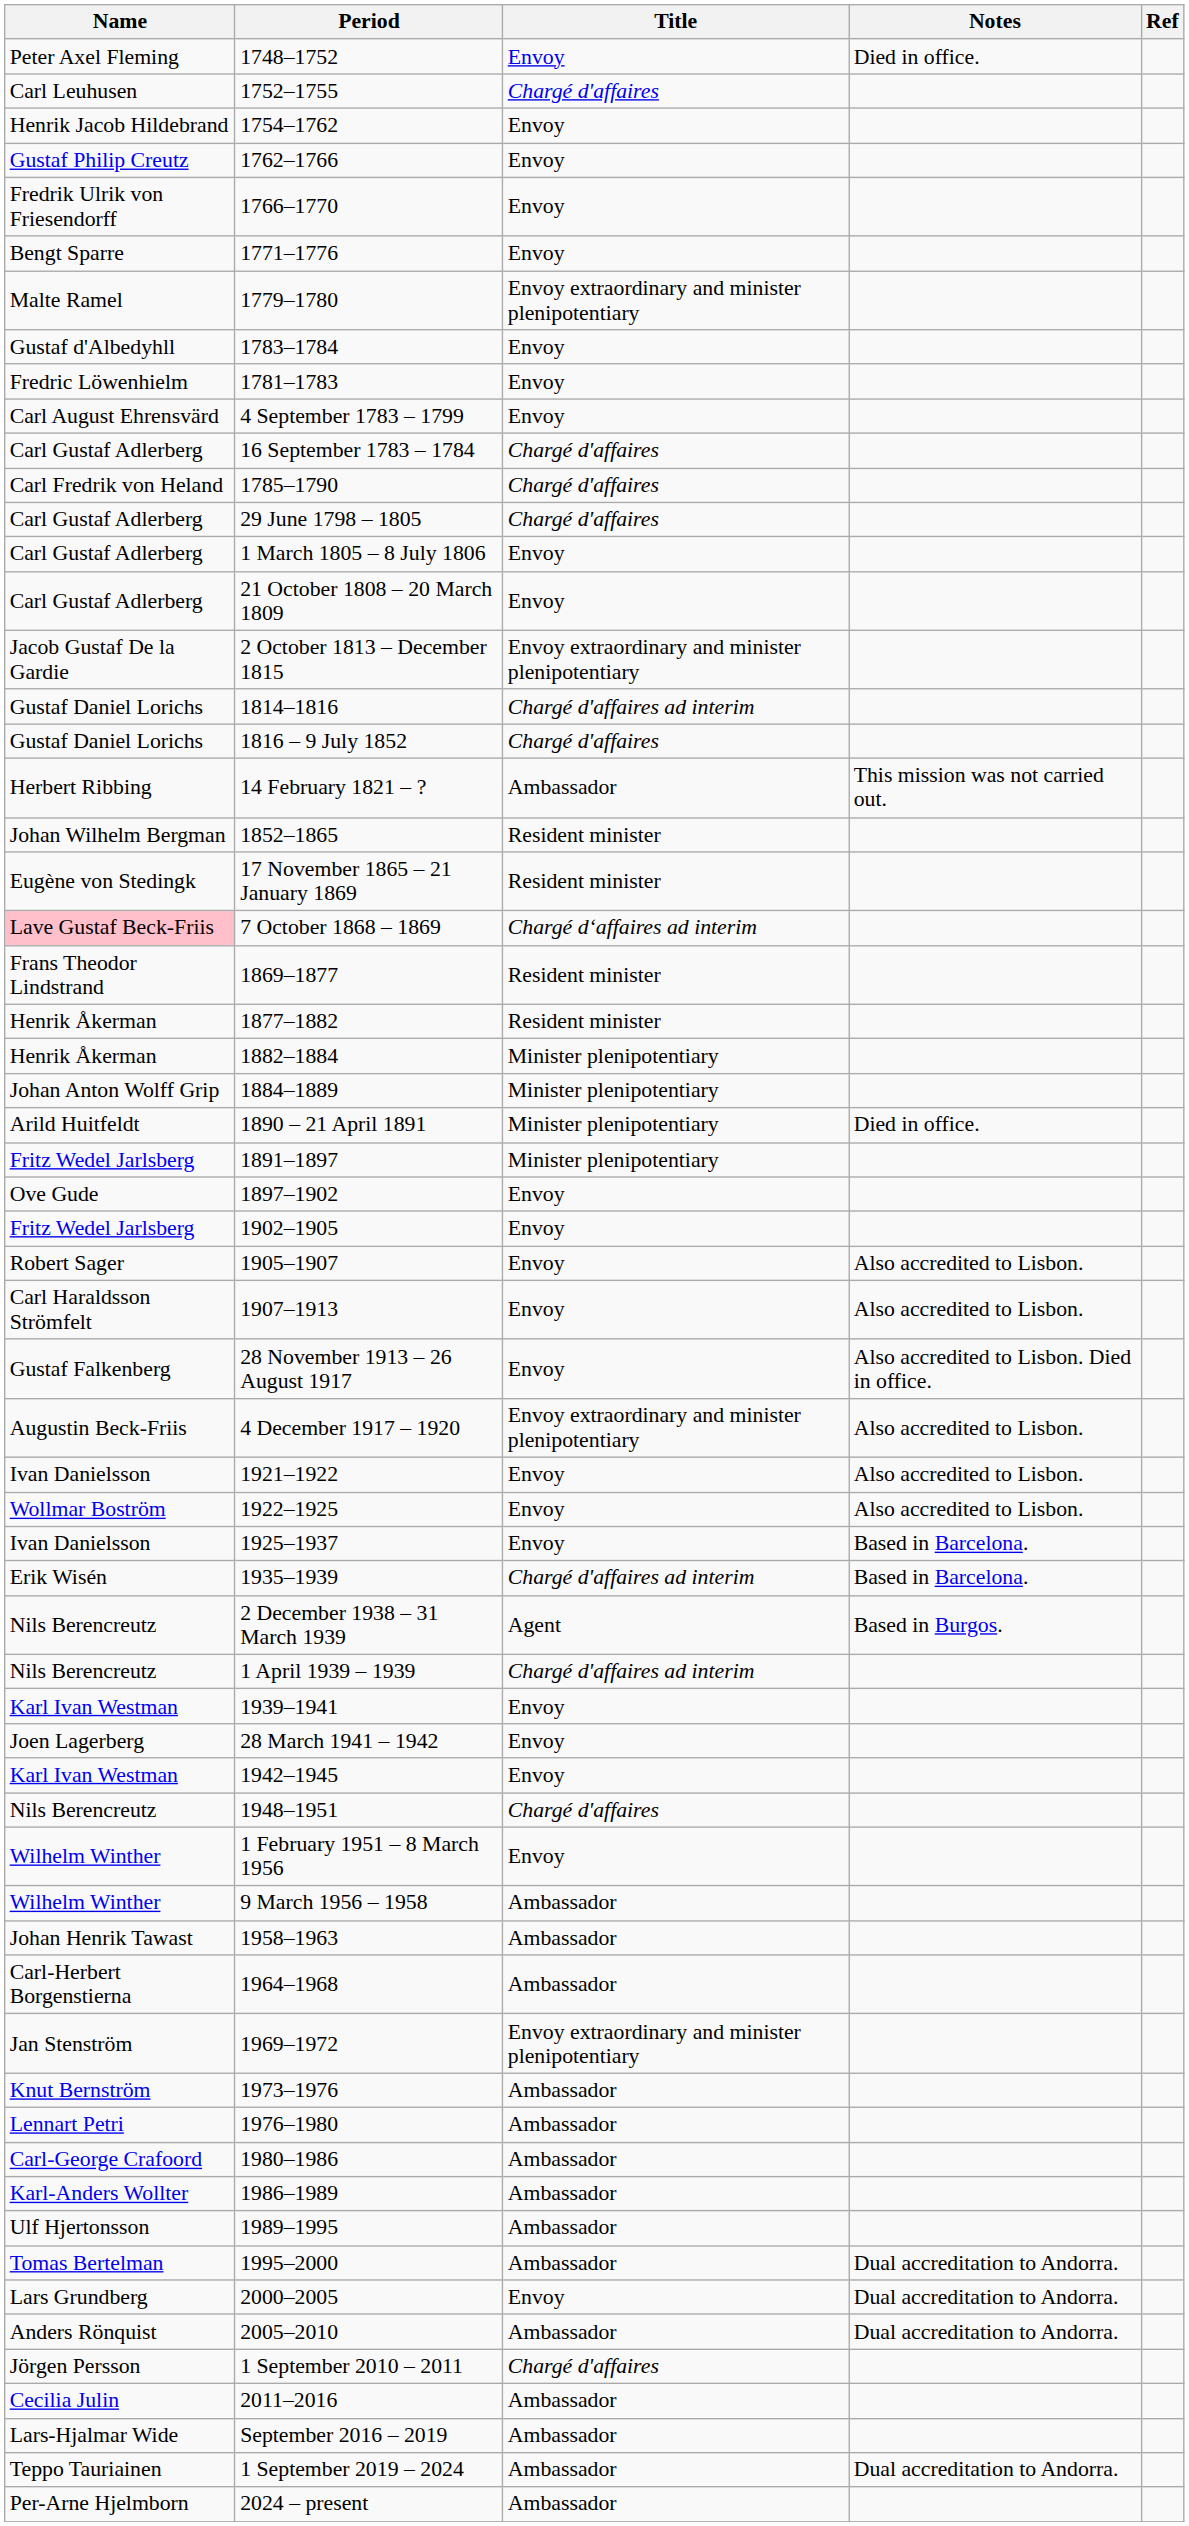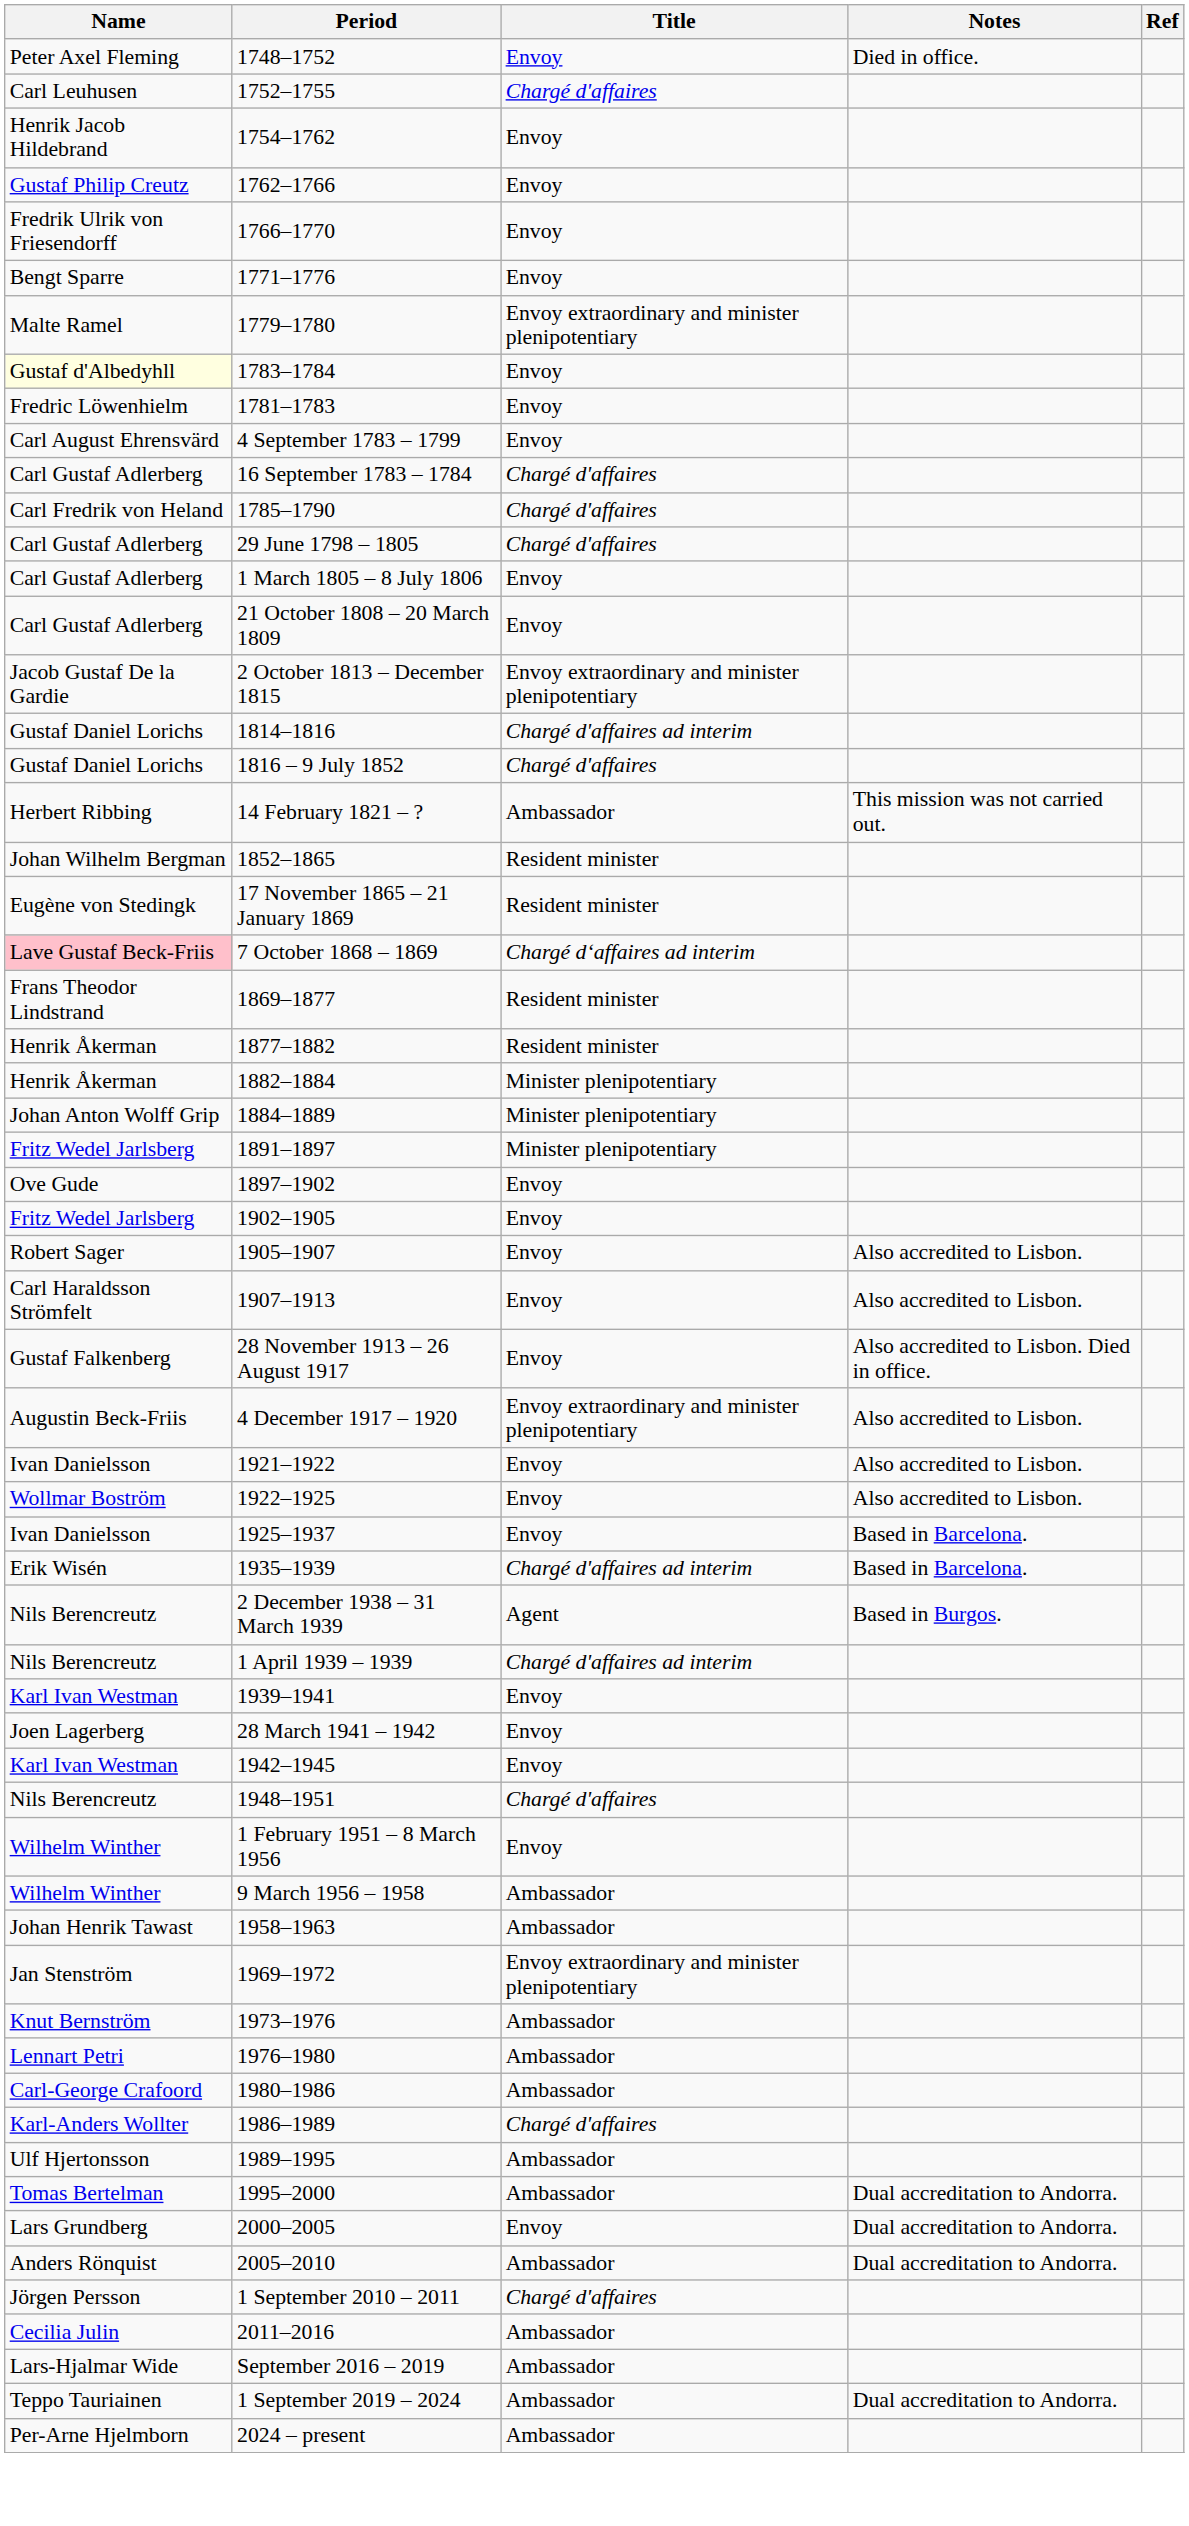(92, 346) no background -> (92, 371) lightyellow background
- row: (333, 1124)
- row: (289, 1984)
(562, 2193) Ambassador -> (581, 2124) Chargé d'affaires
